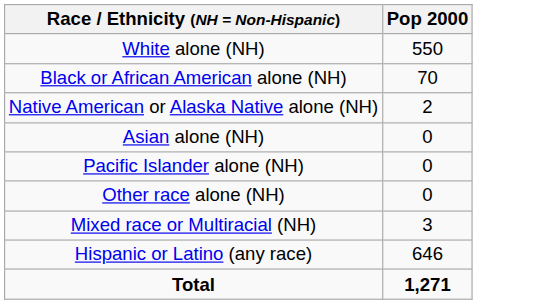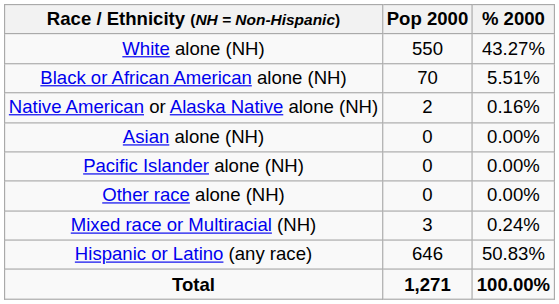+ column: (513, 19)
